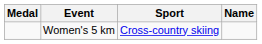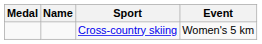columns swapped: (239, 13) <-> (79, 13)
